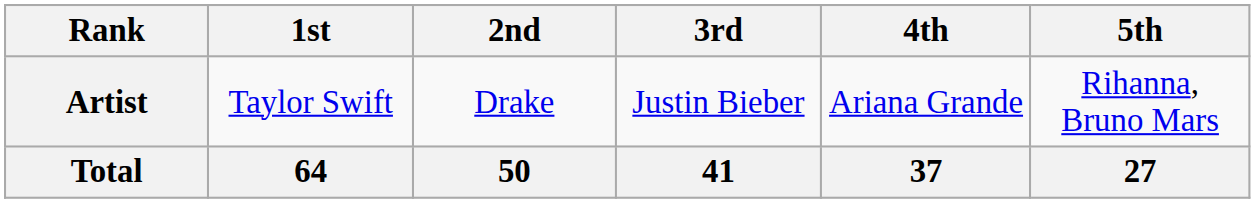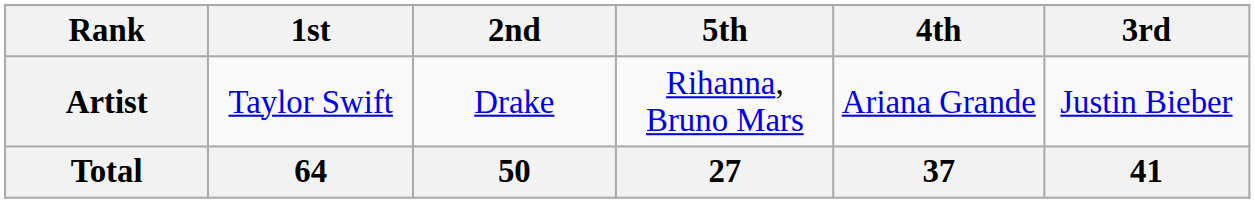columns swapped: (718, 30) <-> (1140, 30)
